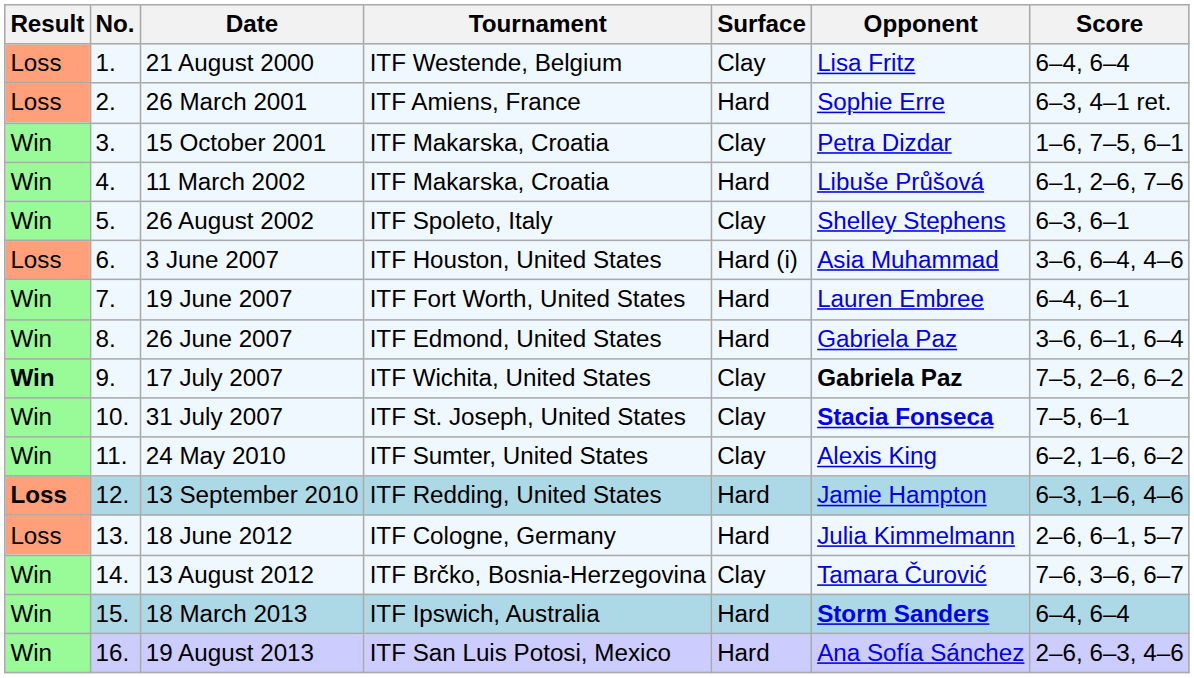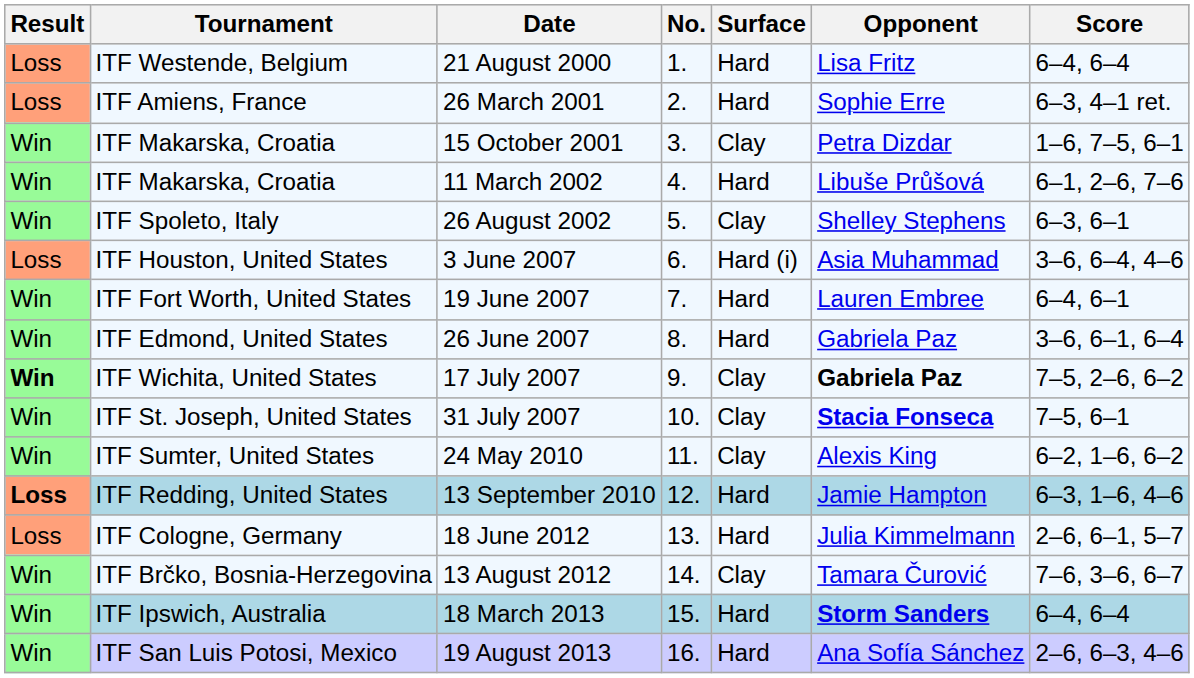columns swapped: (115, 23) <-> (538, 23)
(741, 62) Clay -> (743, 62) Hard
